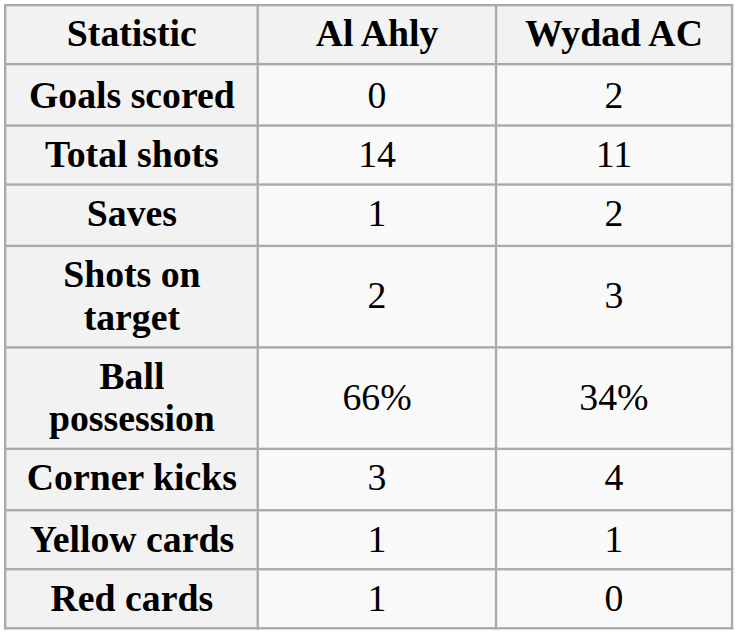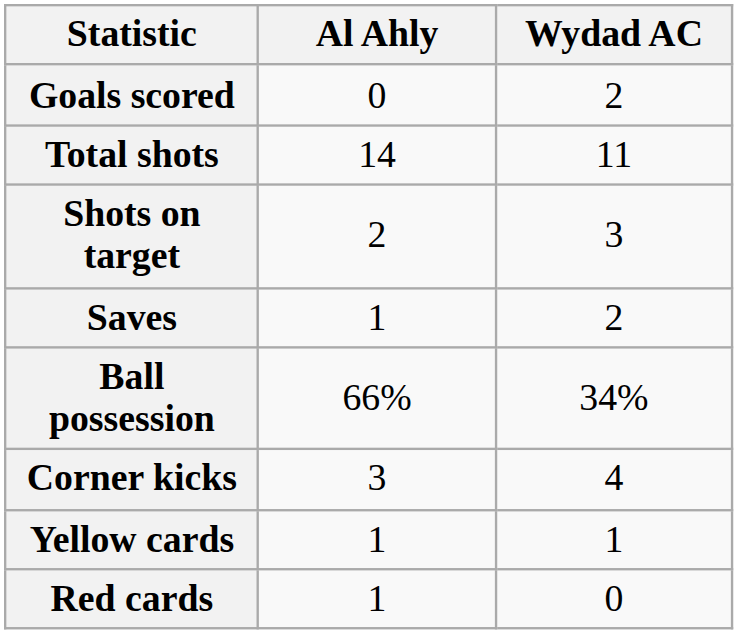rows swapped: (132, 295) <-> (132, 214)
